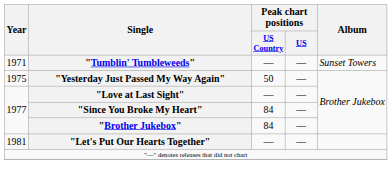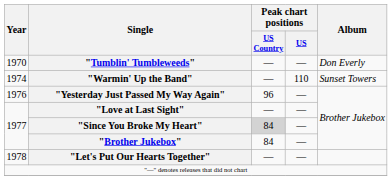(17, 63) 1971 -> (17, 63) 1970
(348, 63) Sunset Towers -> (342, 63) Don Everly
+ row: (140, 78)
(17, 78) 1975 -> (17, 94) 1976
(268, 78) 50 -> (268, 94) 96
(268, 110) no background -> (268, 125) lightgrey background
(17, 141) 1981 -> (17, 157) 1978
